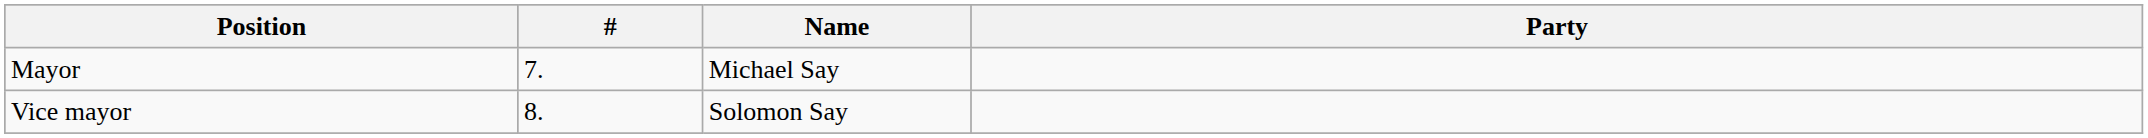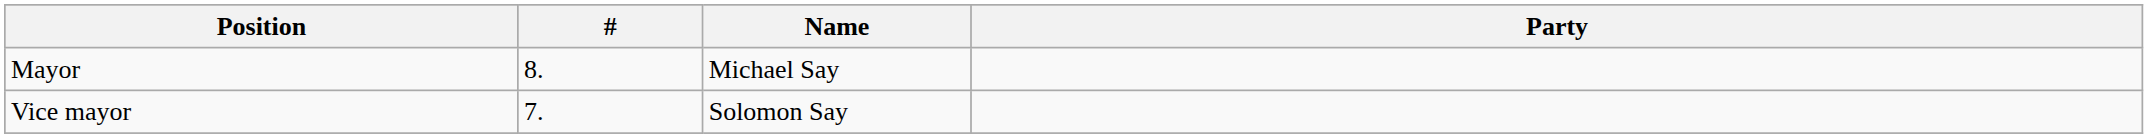(534, 68) 7. -> (534, 68) 8.
(534, 111) 8. -> (534, 111) 7.
